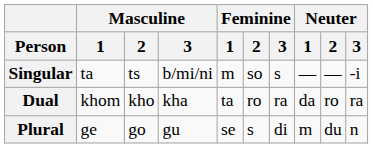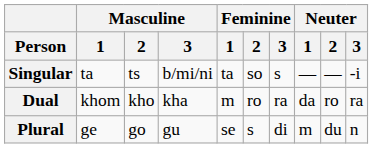(228, 73) m -> (227, 73) ta
(227, 101) ta -> (228, 101) m
